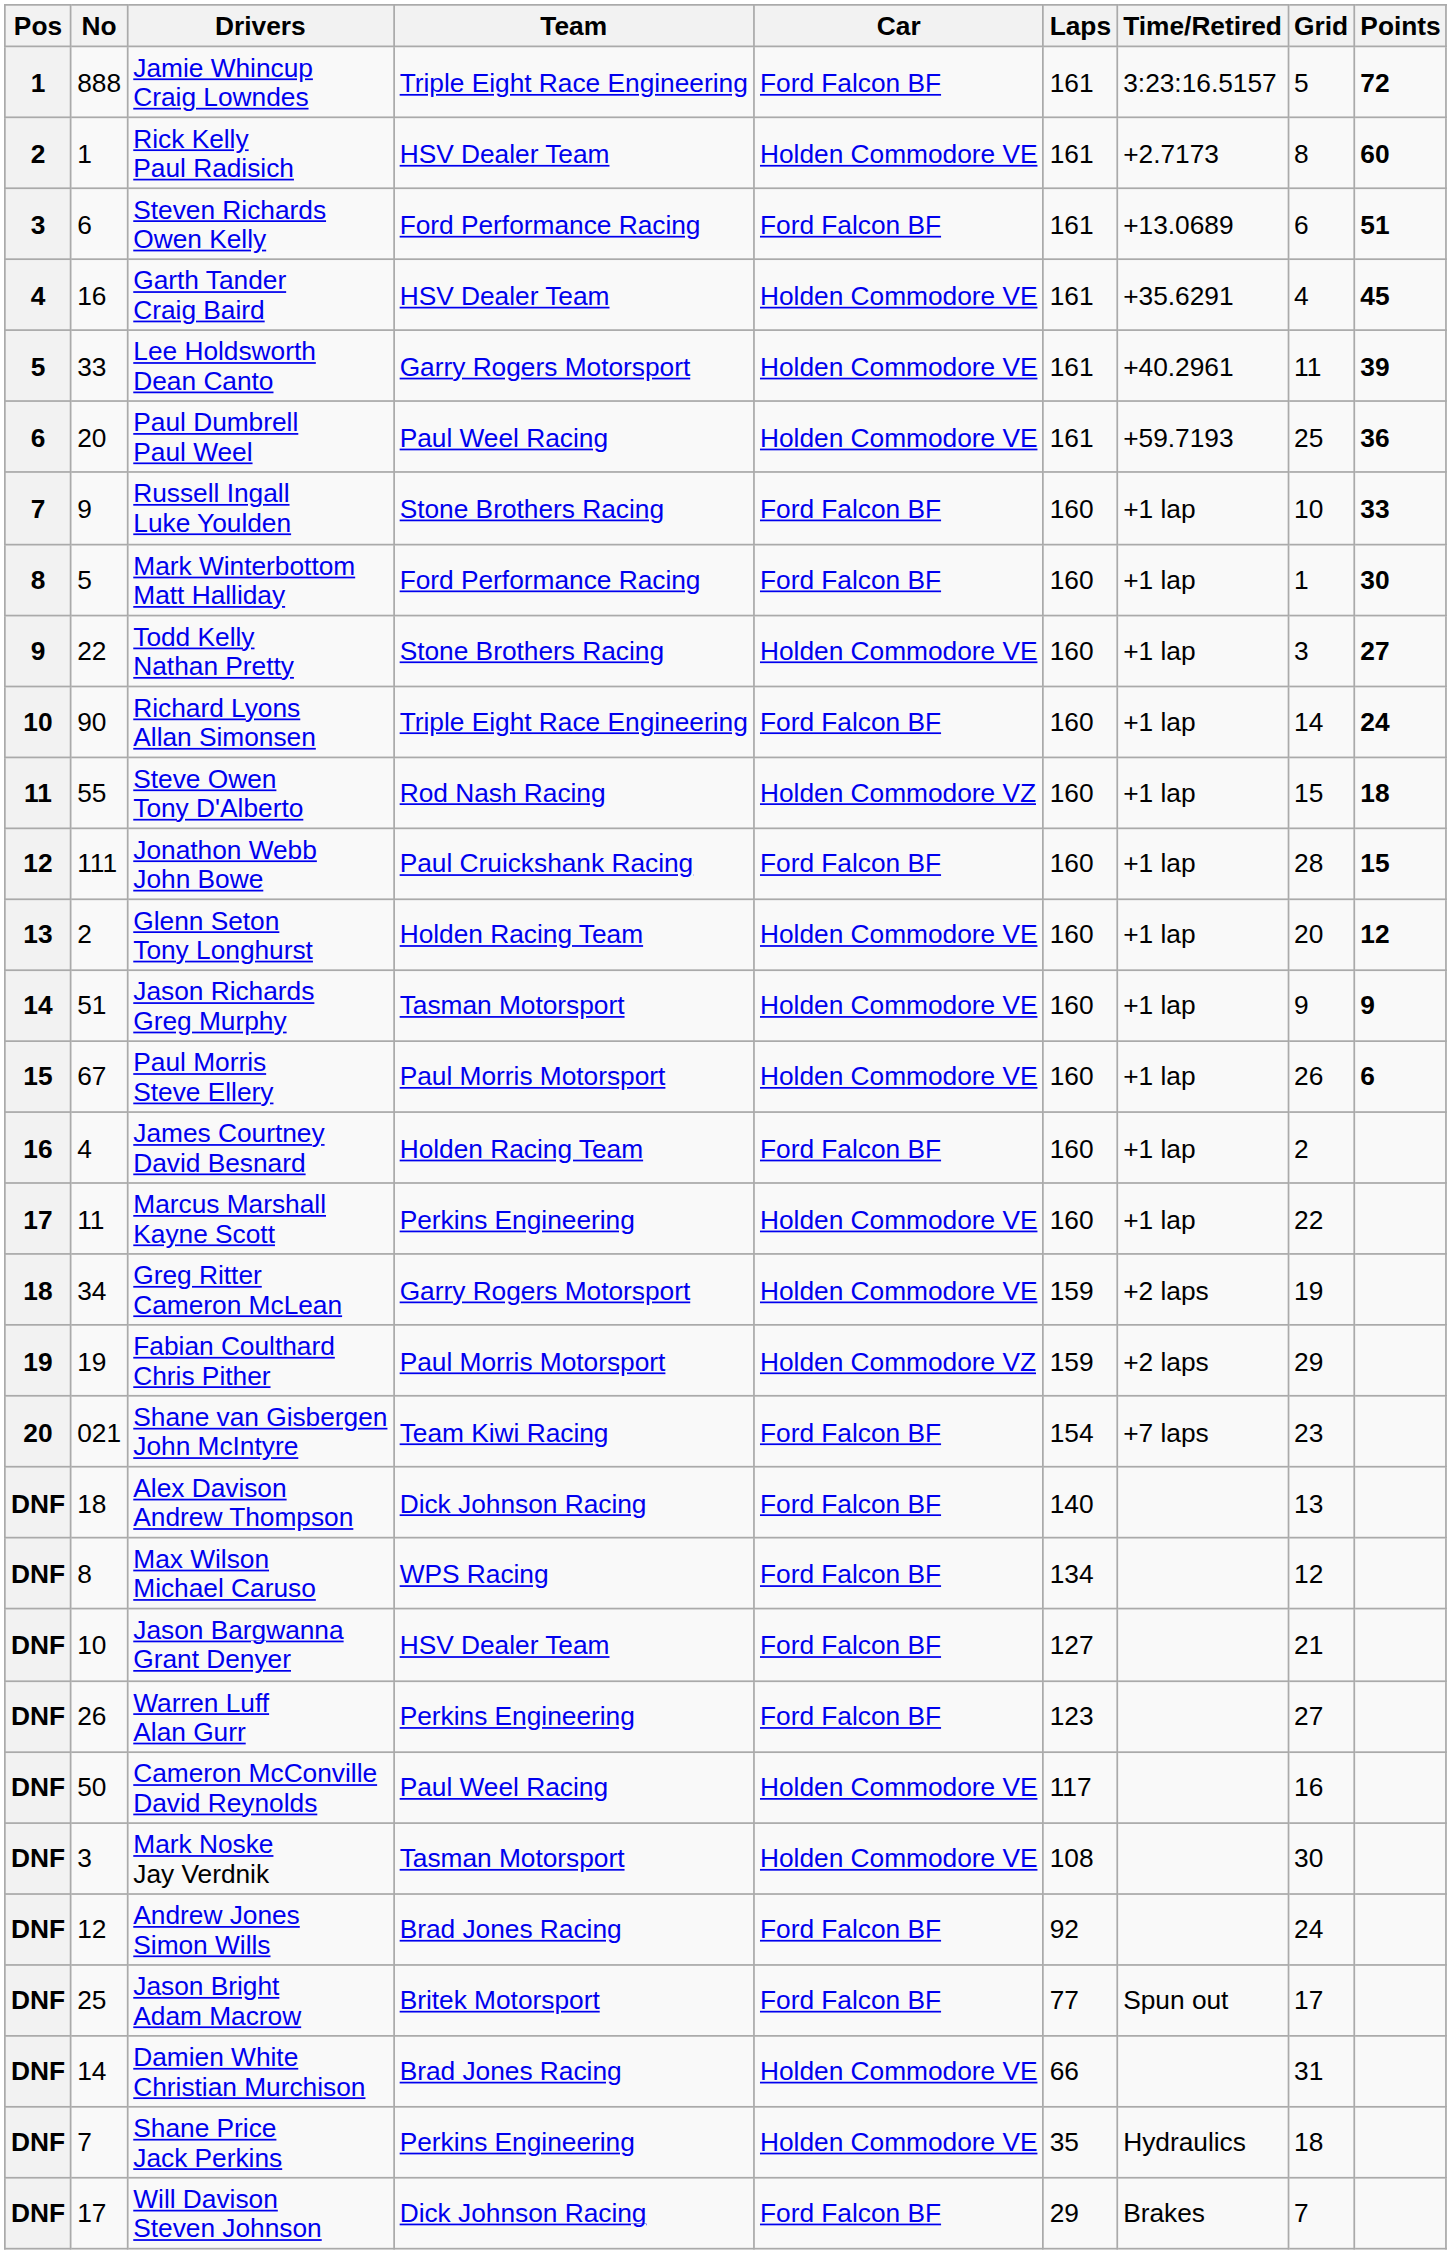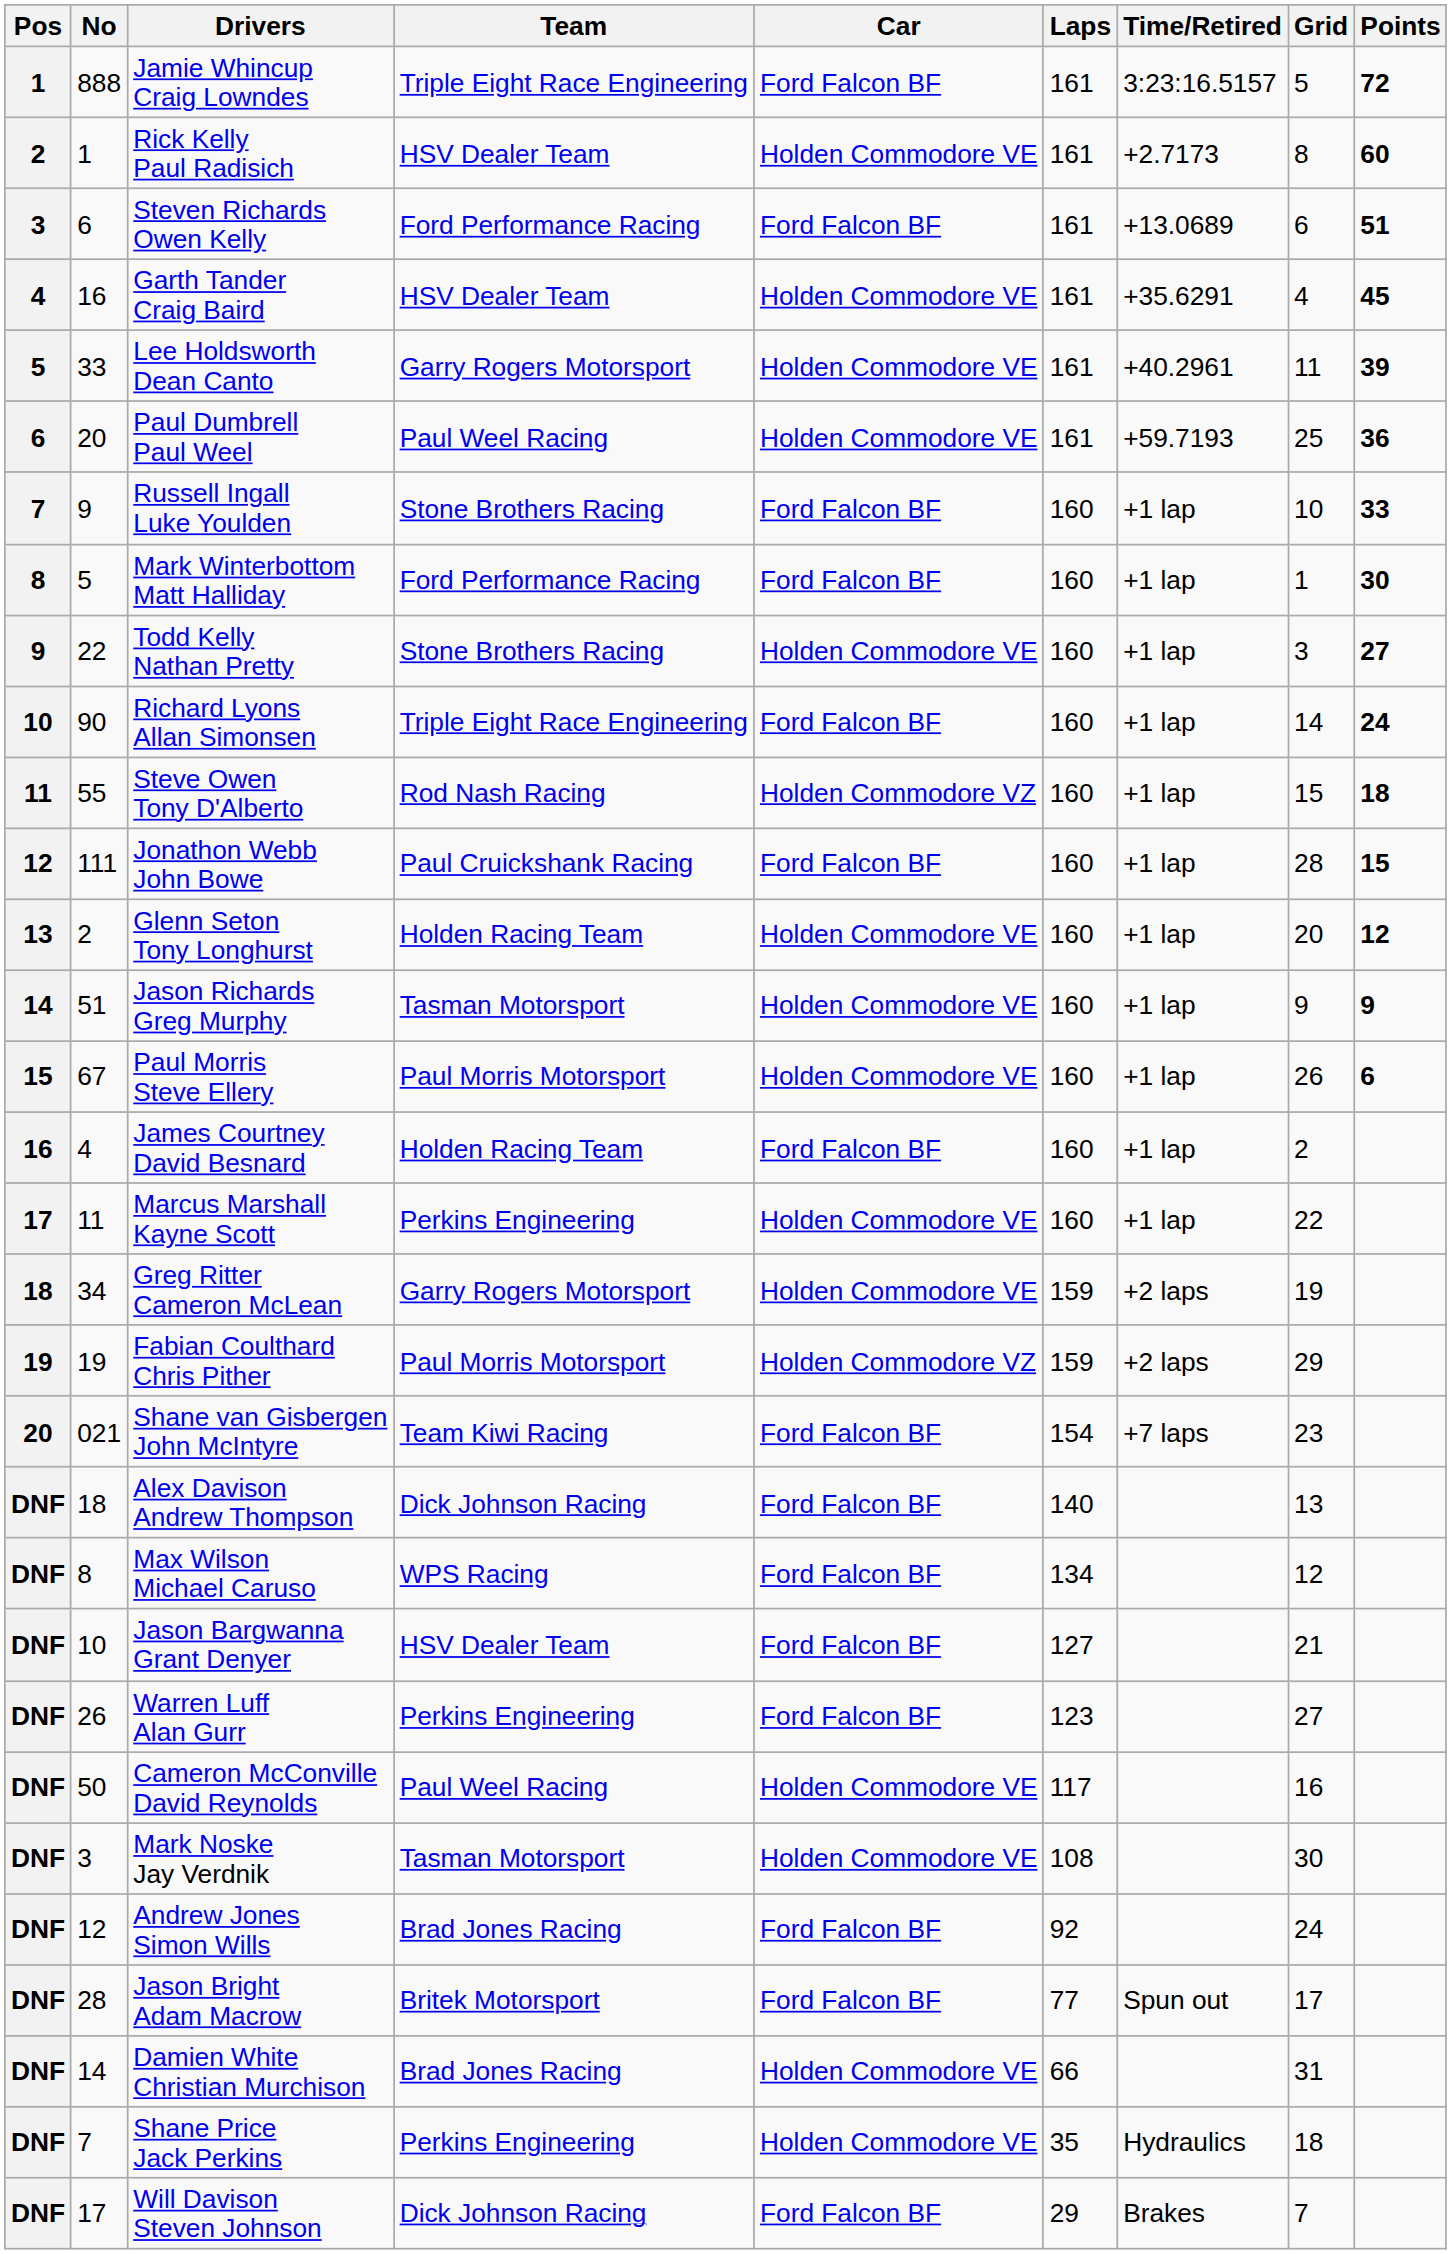(92, 2000) 25 -> (92, 2000) 28
